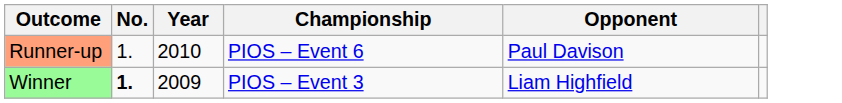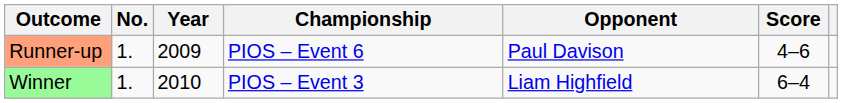+ column: (793, 20)
(179, 51) 2010 -> (179, 51) 2009
(125, 82) bold -> (125, 82) normal
(179, 82) 2009 -> (179, 82) 2010
